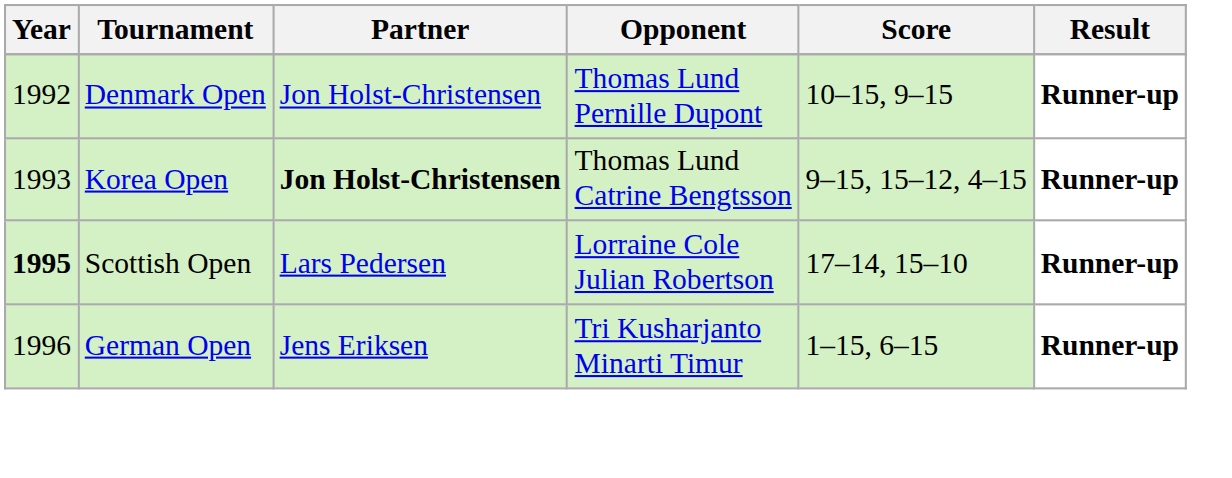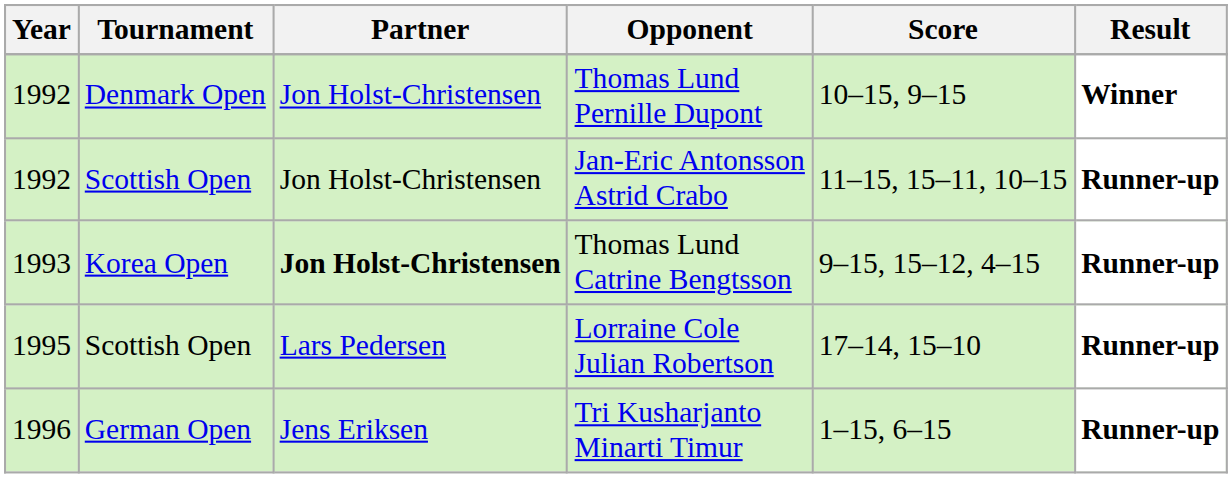(1110, 95) Runner-up -> (1129, 95) Winner
+ row: (690, 178)
(41, 262) bold -> (41, 345) normal
